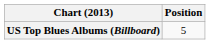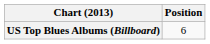(184, 30) 5 -> (184, 30) 6
